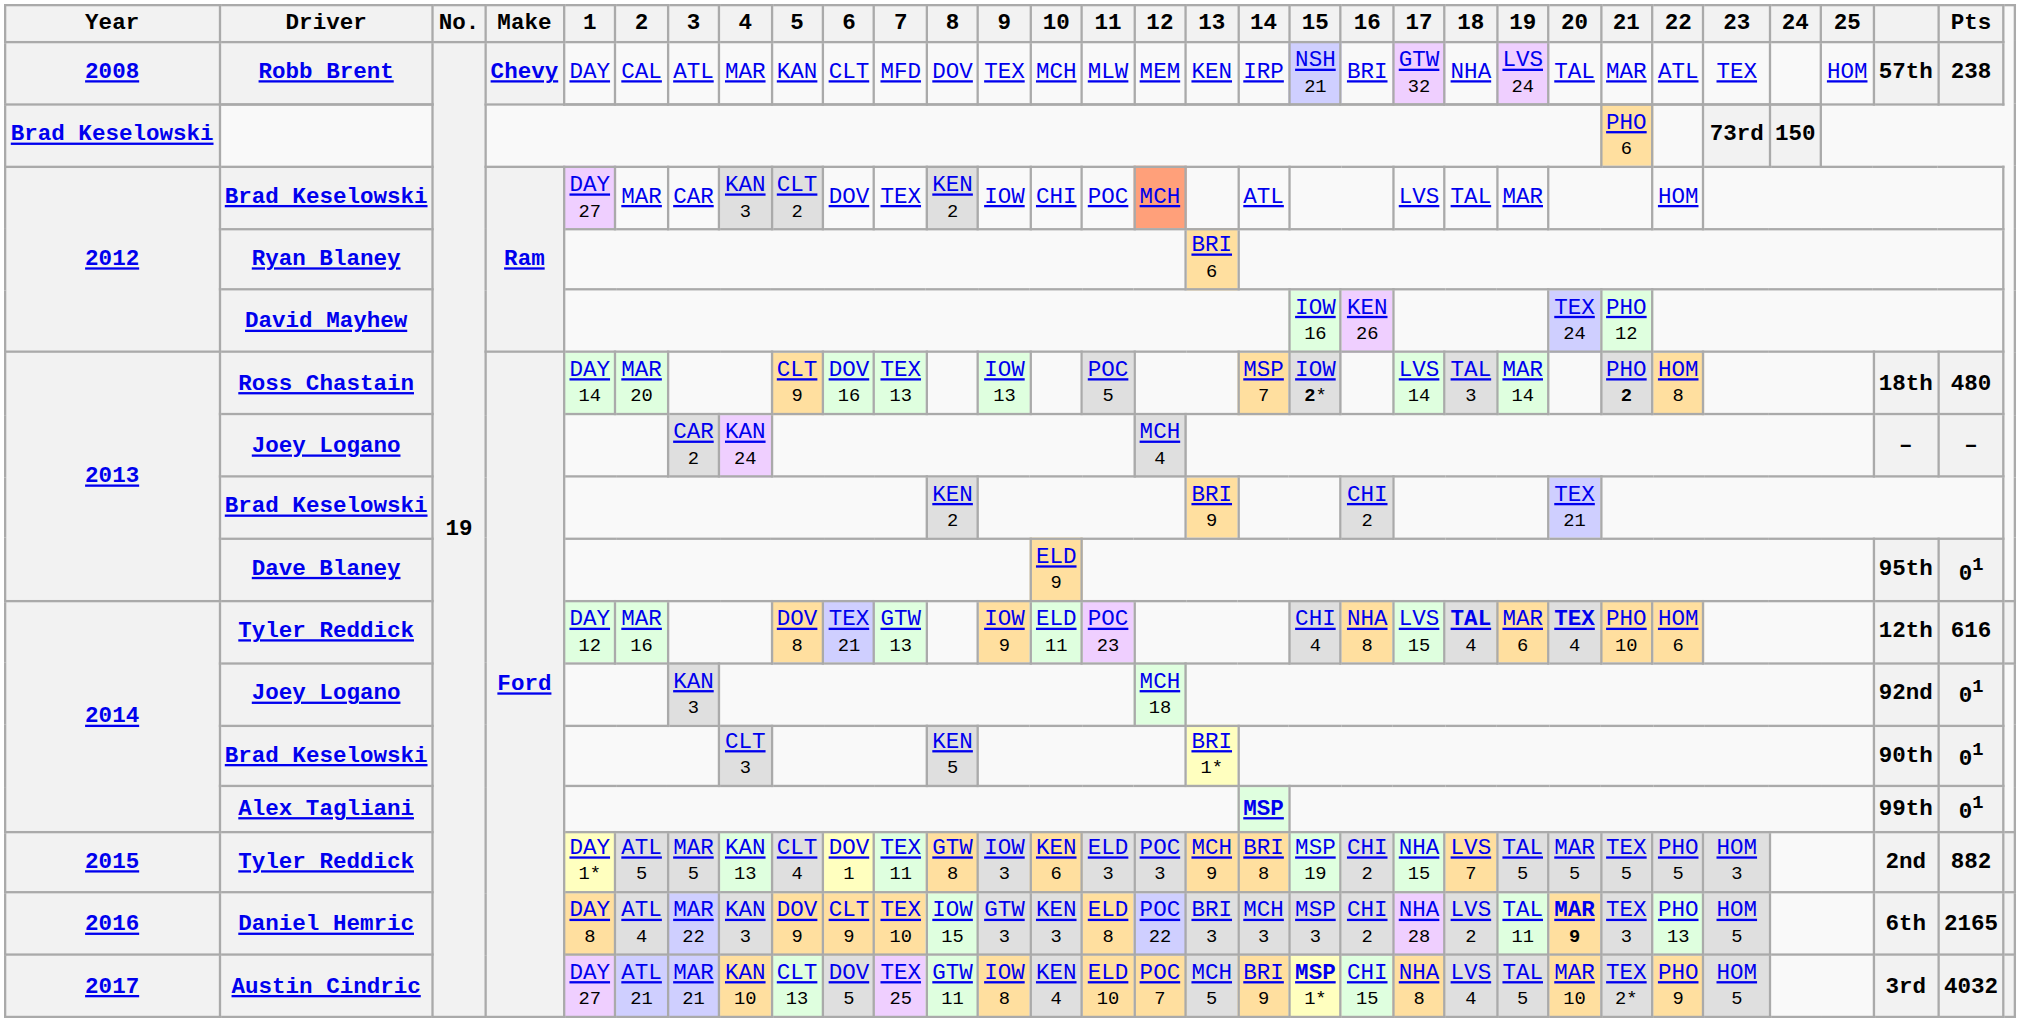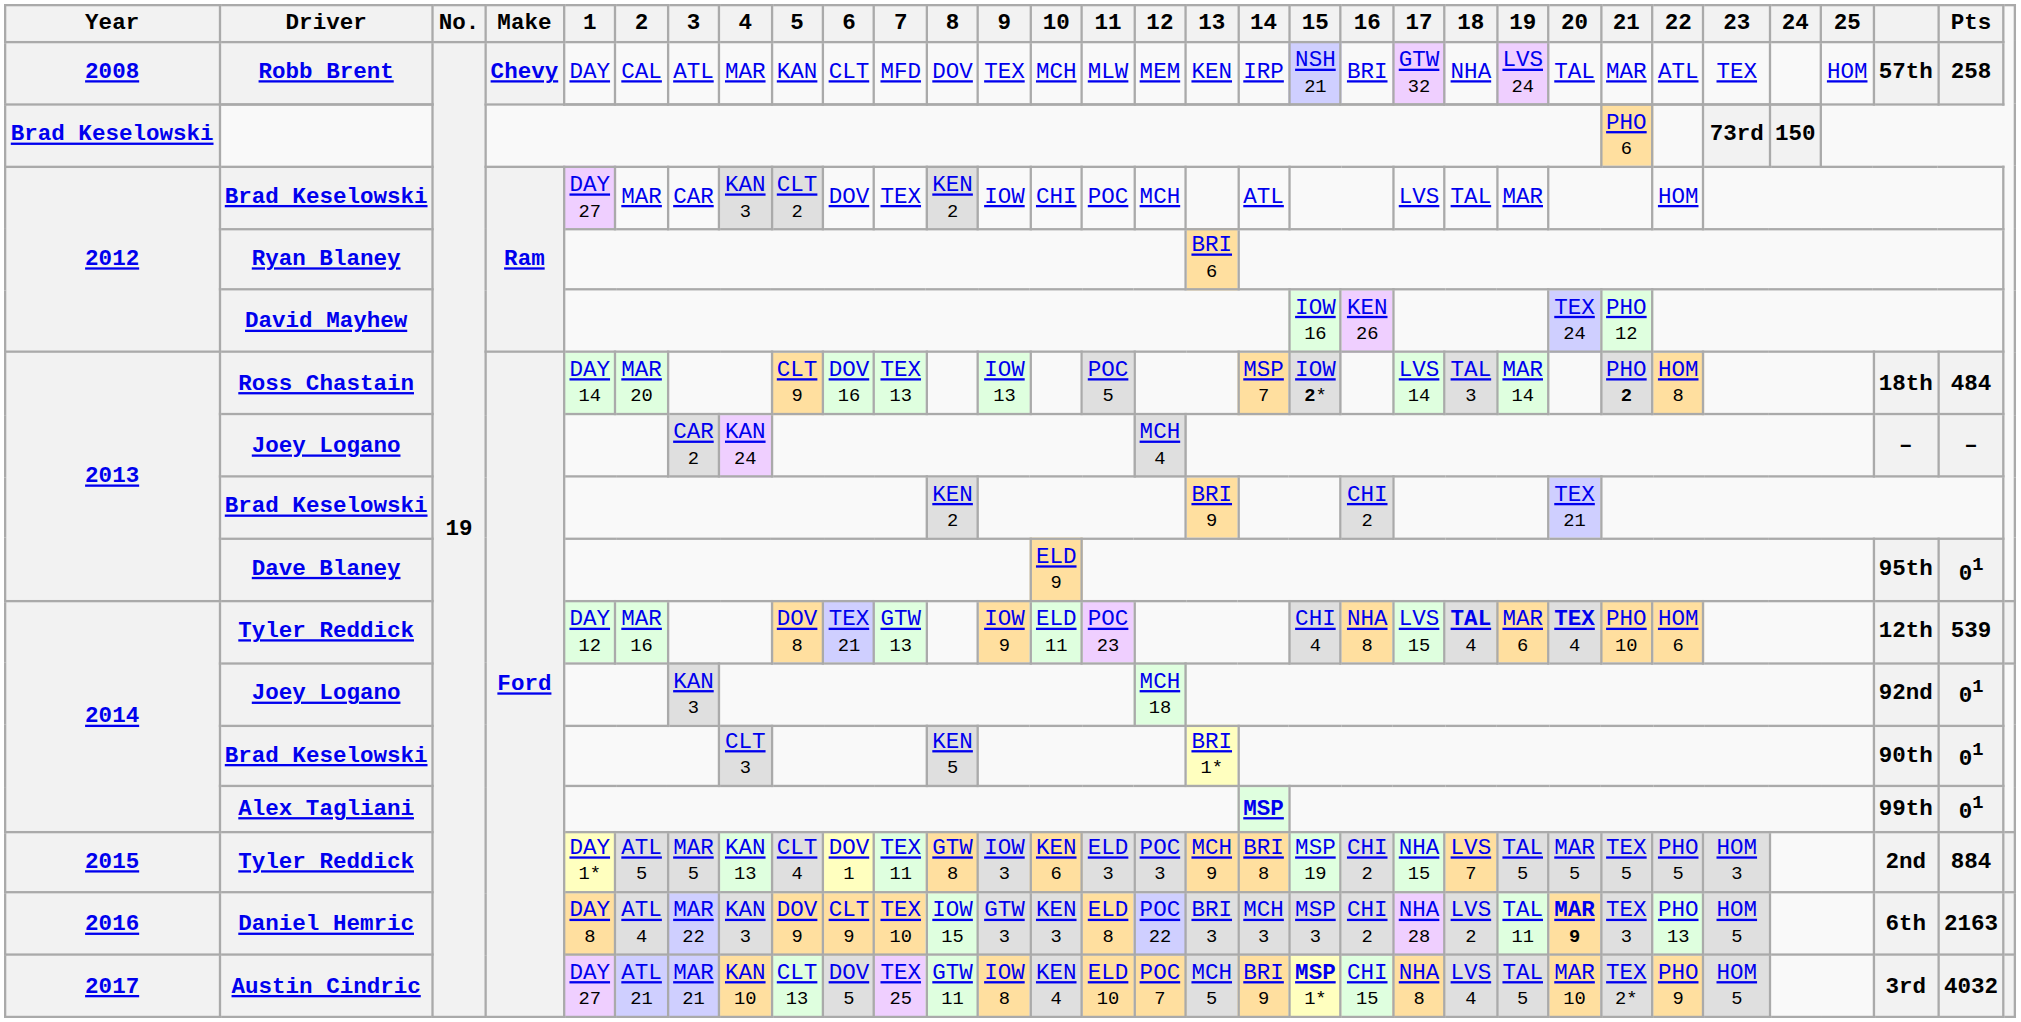(1971, 73) 238 -> (1971, 73) 258
(1160, 197) lightsalmon background -> (1160, 197) no background
(1971, 383) 480 -> (1971, 383) 484
(1971, 631) 616 -> (1971, 631) 539
(1971, 862) 882 -> (1971, 862) 884
(1971, 924) 2165 -> (1971, 924) 2163
